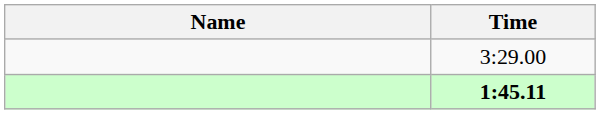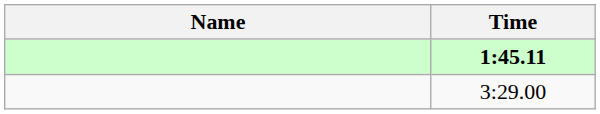rows swapped: (513, 91) <-> (513, 56)
